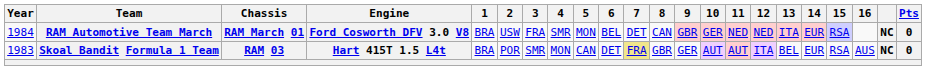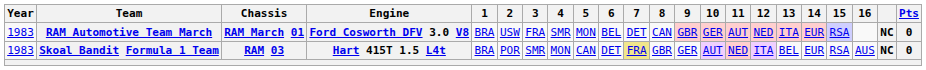(21, 32) 1984 -> (21, 32) 1983
(738, 32) NED -> (738, 32) AUT
(738, 51) AUT -> (738, 51) NED
